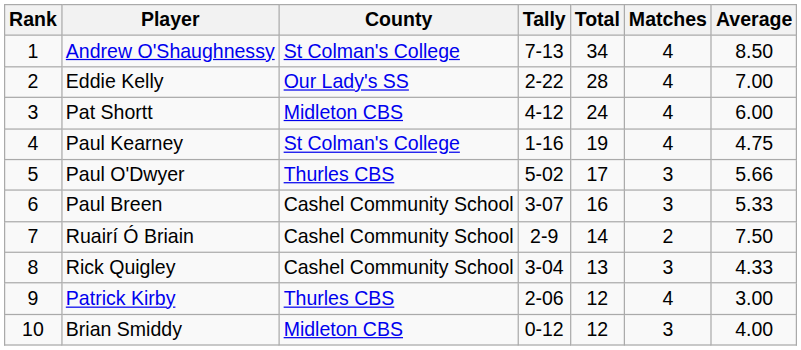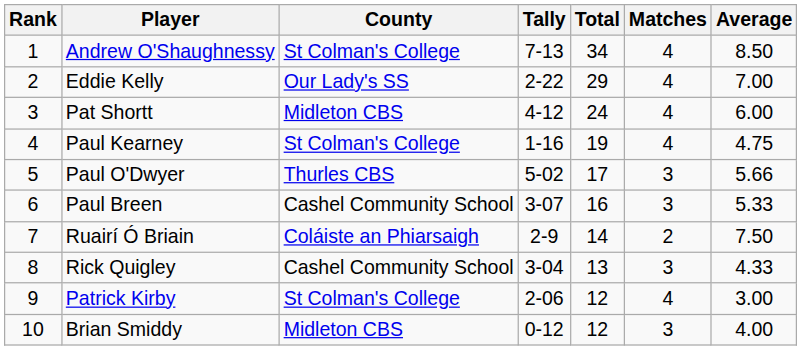(597, 81) 28 -> (597, 81) 29
(399, 236) Cashel Community School -> (381, 236) Coláiste an Phiarsaigh
(339, 298) Thurles CBS -> (372, 298) St Colman's College
